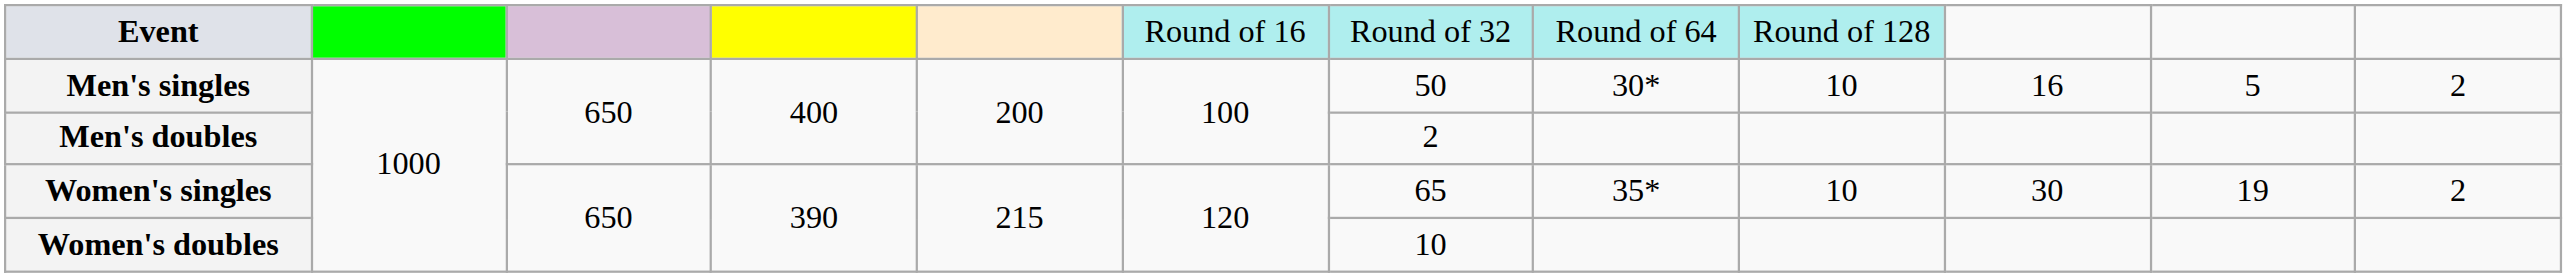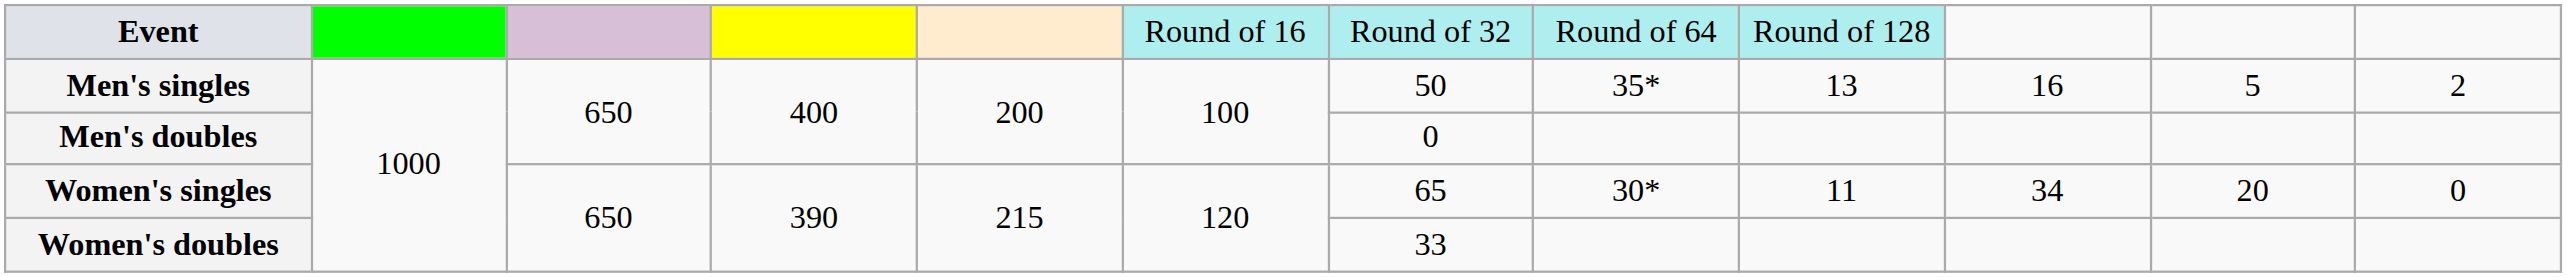(1636, 84) 30* -> (1636, 84) 35*
(1842, 84) 10 -> (1842, 84) 13
(1431, 137) 2 -> (1431, 137) 0
(1636, 191) 35* -> (1636, 191) 30*
(1842, 191) 10 -> (1842, 191) 11
(2047, 191) 30 -> (2047, 191) 34
(2253, 191) 19 -> (2253, 191) 20
(2458, 191) 2 -> (2458, 191) 0
(1431, 244) 10 -> (1431, 244) 33
